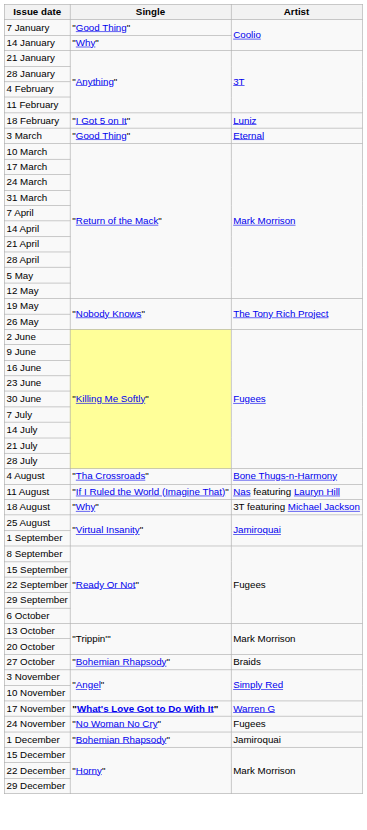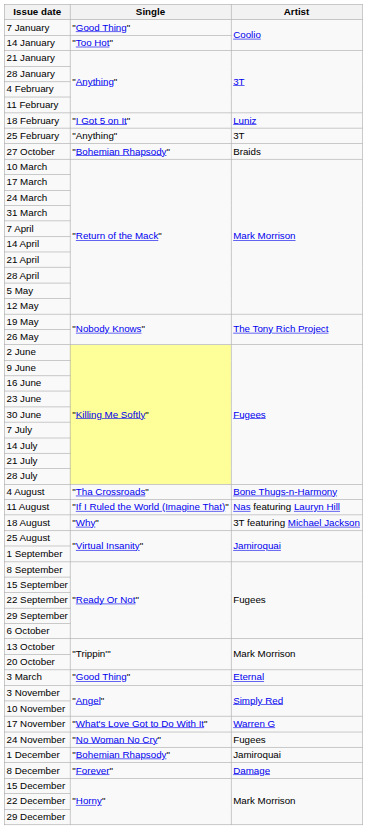(86, 43) "Why" -> (93, 43) "Too Hot"
+ row: (33, 136)
rows swapped: (24, 136) <-> (31, 662)
(145, 708) bold -> (140, 724) normal
+ row: (33, 770)
